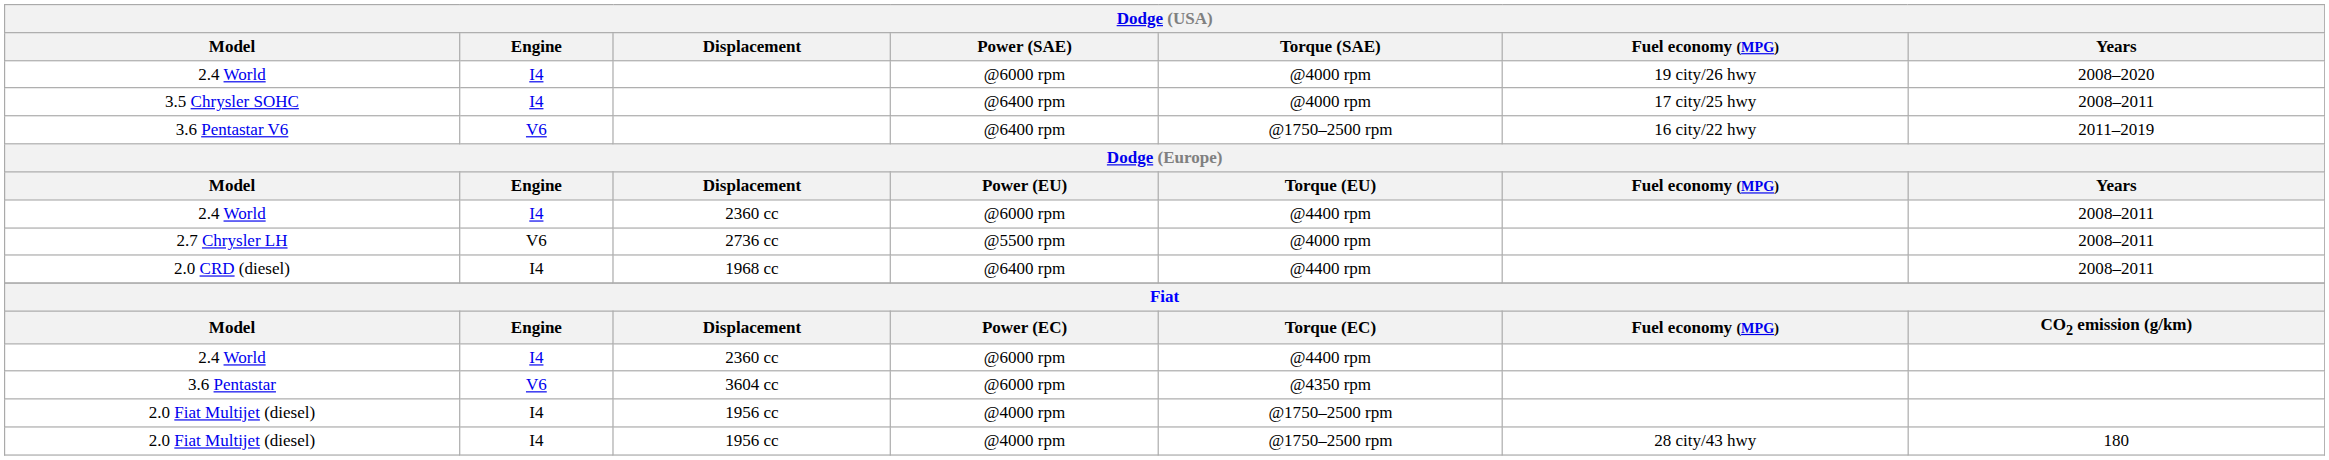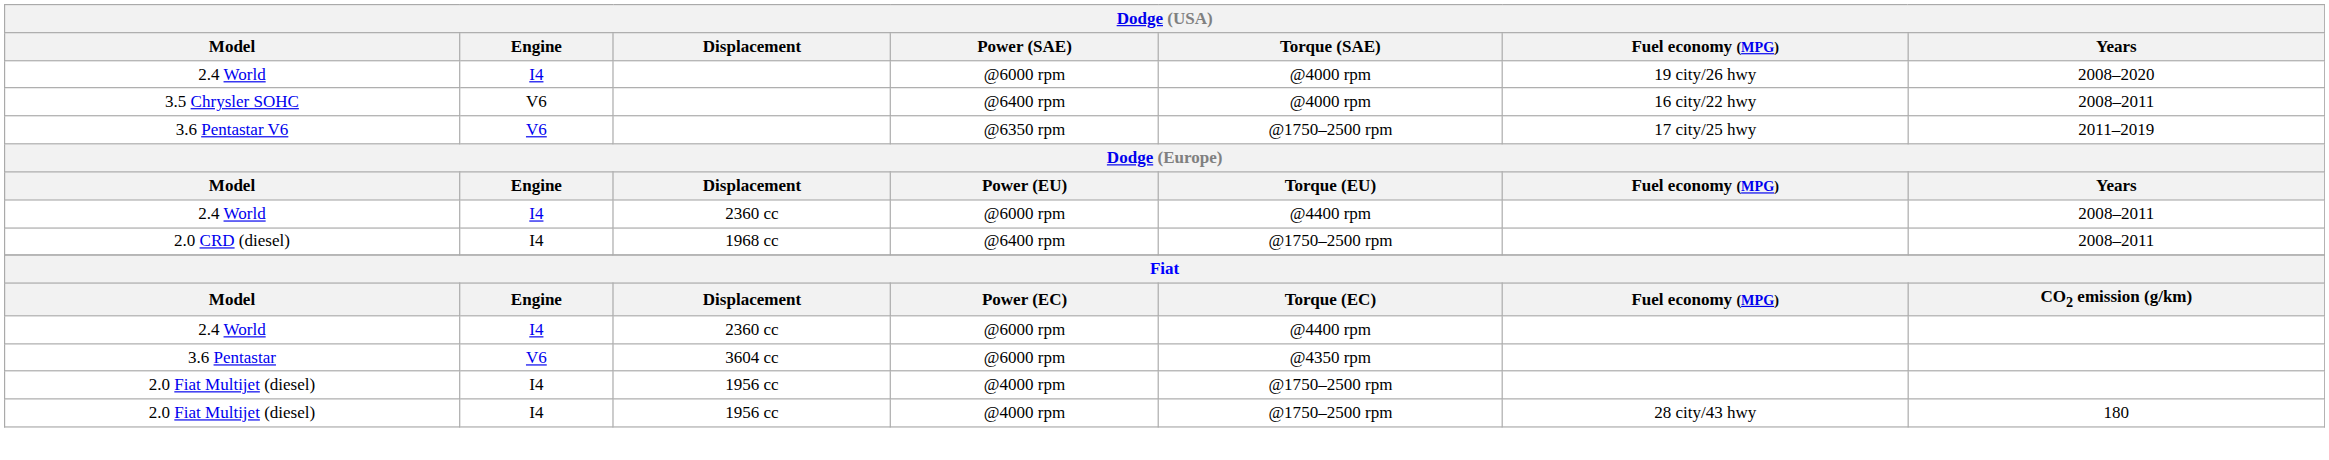(536, 101) I4 -> (536, 101) V6
(1705, 101) 17 city/25 hwy -> (1705, 101) 16 city/22 hwy
(1024, 129) @6400 rpm -> (1024, 129) @6350 rpm
(1705, 129) 16 city/22 hwy -> (1705, 129) 17 city/25 hwy
- row: (232, 240)
(1330, 268) @4400 rpm -> (1330, 240) @1750–2500 rpm
